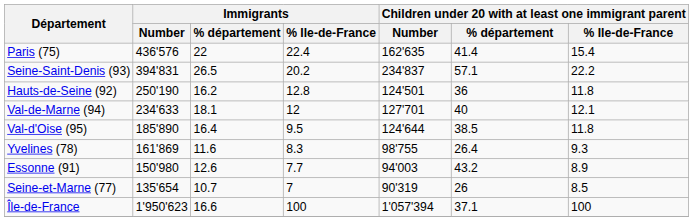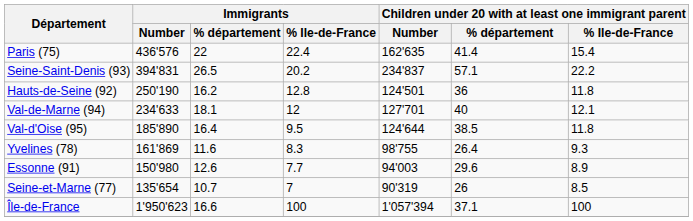(466, 168) 43.2 -> (466, 168) 29.6
